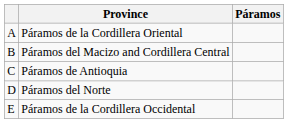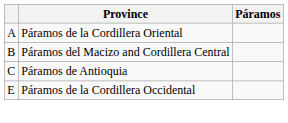- row: (66, 90)
